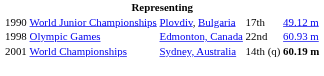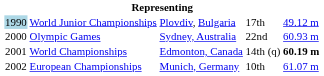(16, 22) no background -> (16, 22) lightblue background
(16, 37) 1998 -> (16, 37) 2000
(201, 37) Edmonton, Canada -> (198, 37) Sydney, Australia
(198, 52) Sydney, Australia -> (201, 52) Edmonton, Canada
+ row: (86, 67)
